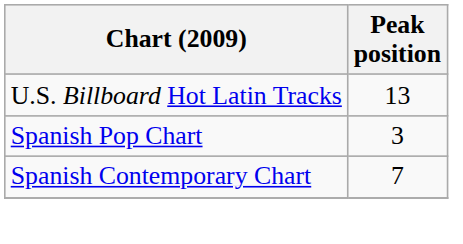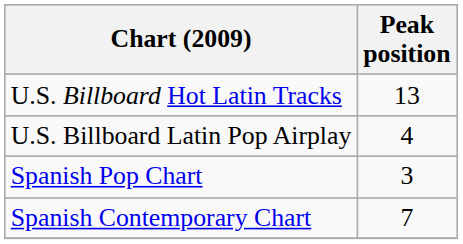+ row: (181, 135)
